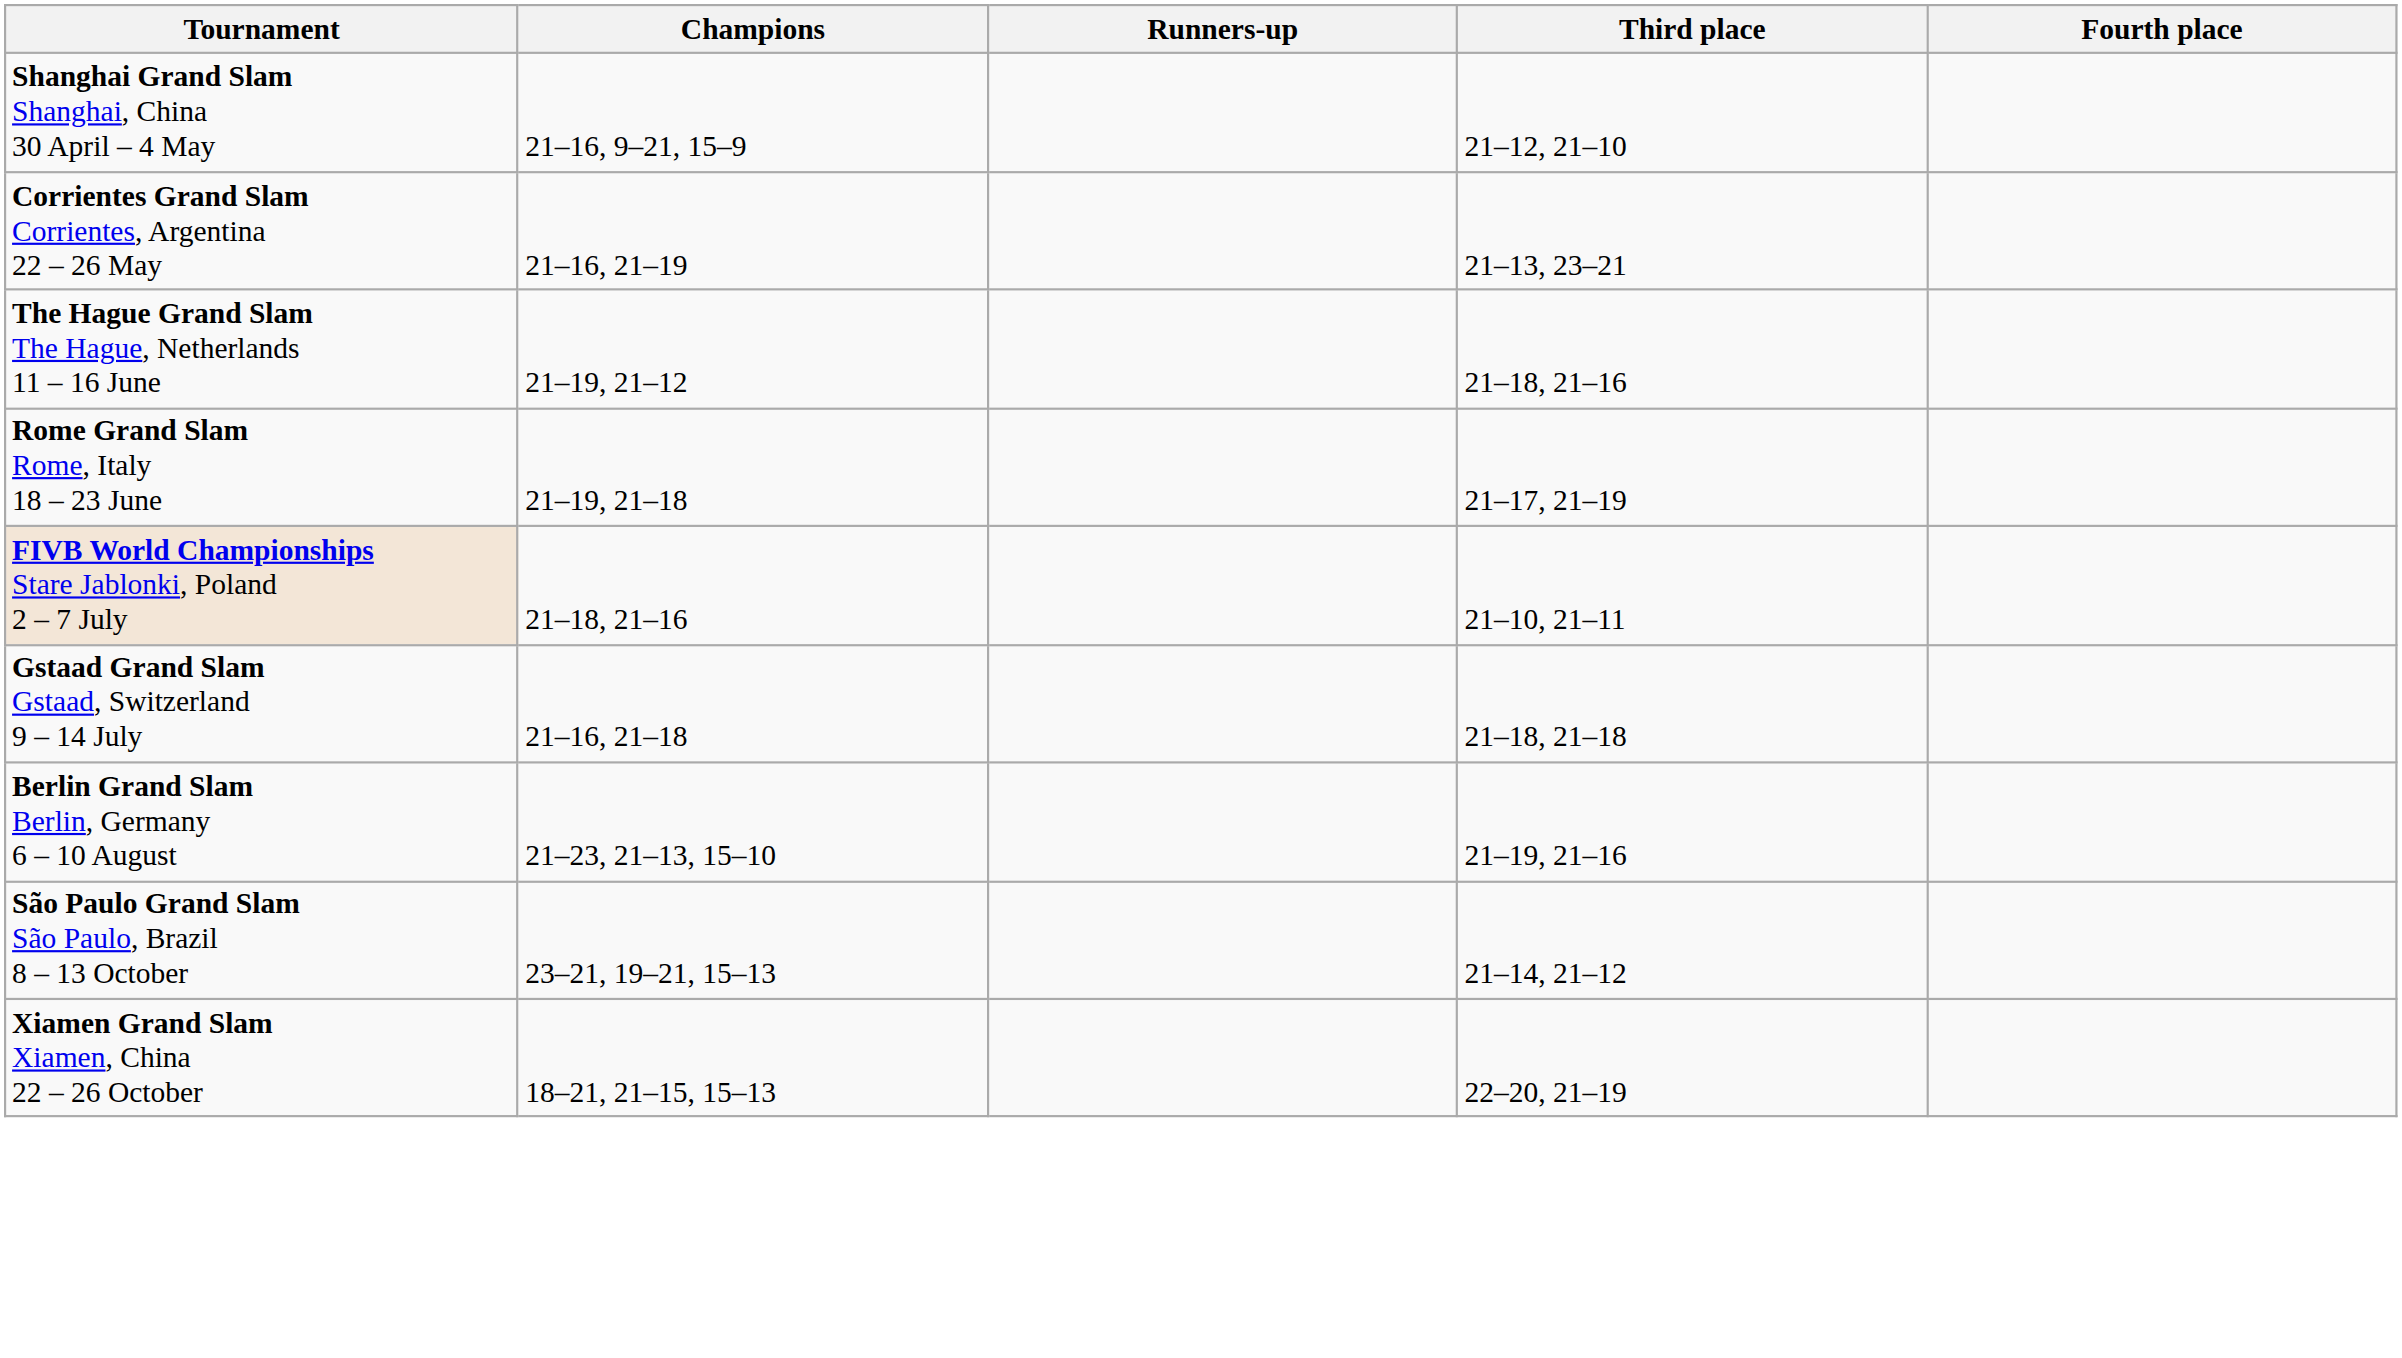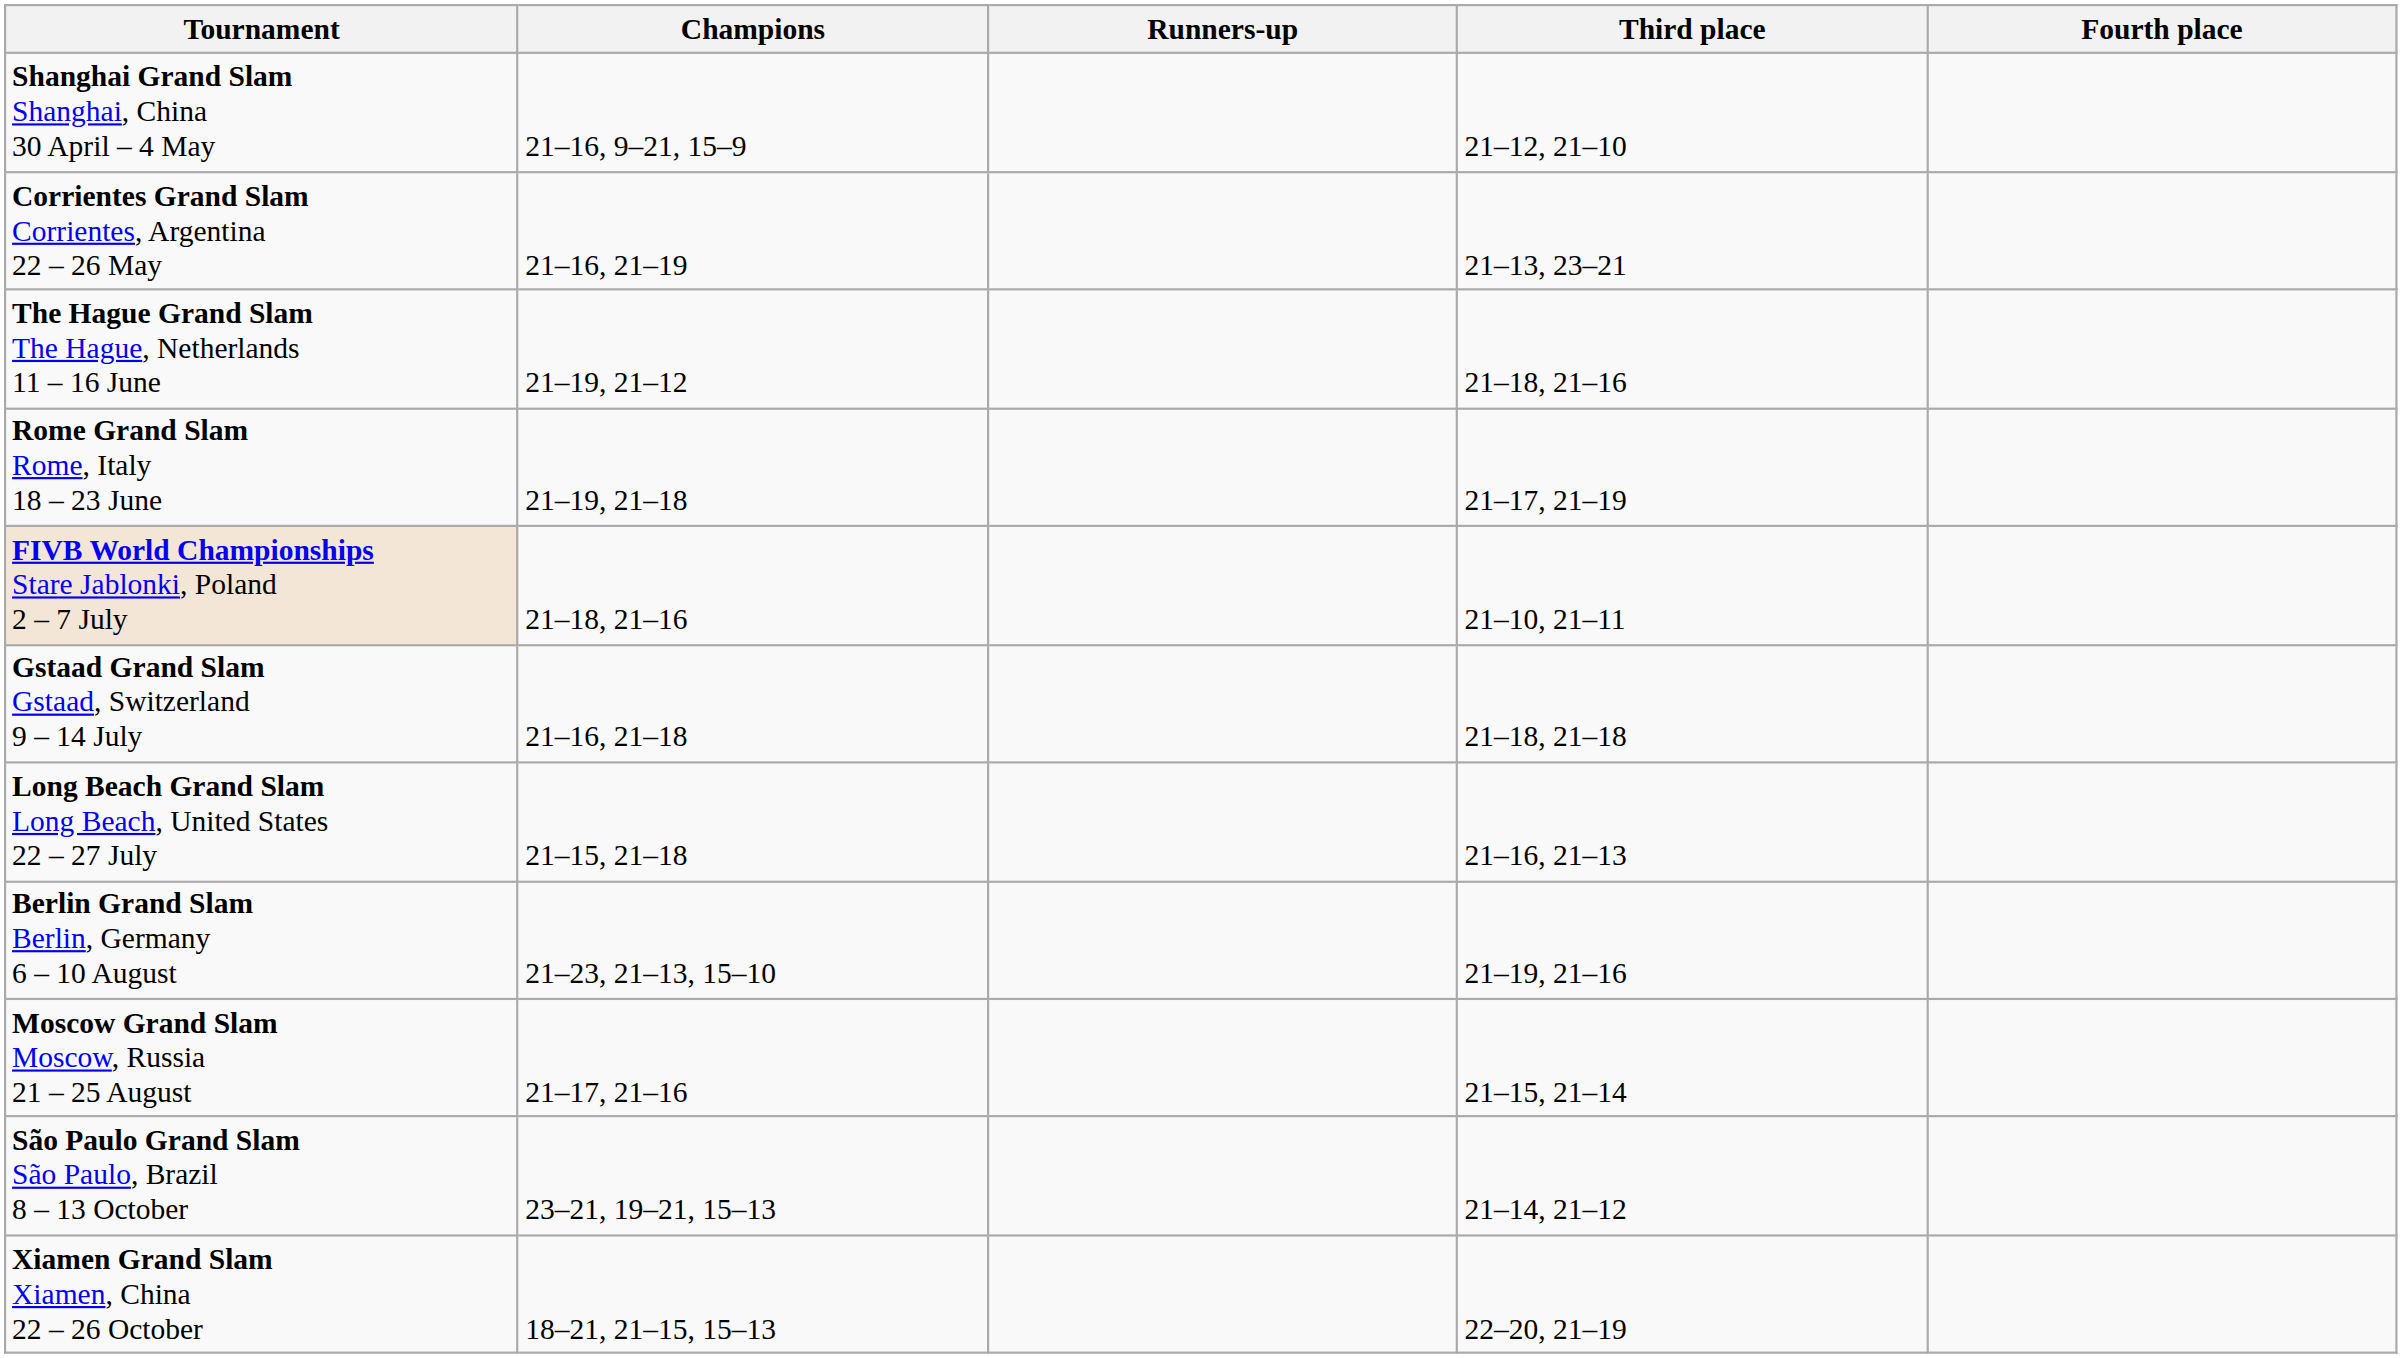+ row: (170, 820)
+ row: (145, 1056)
